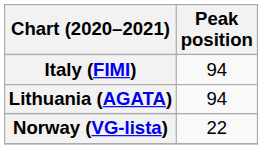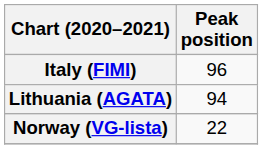(217, 69) 94 -> (217, 69) 96
